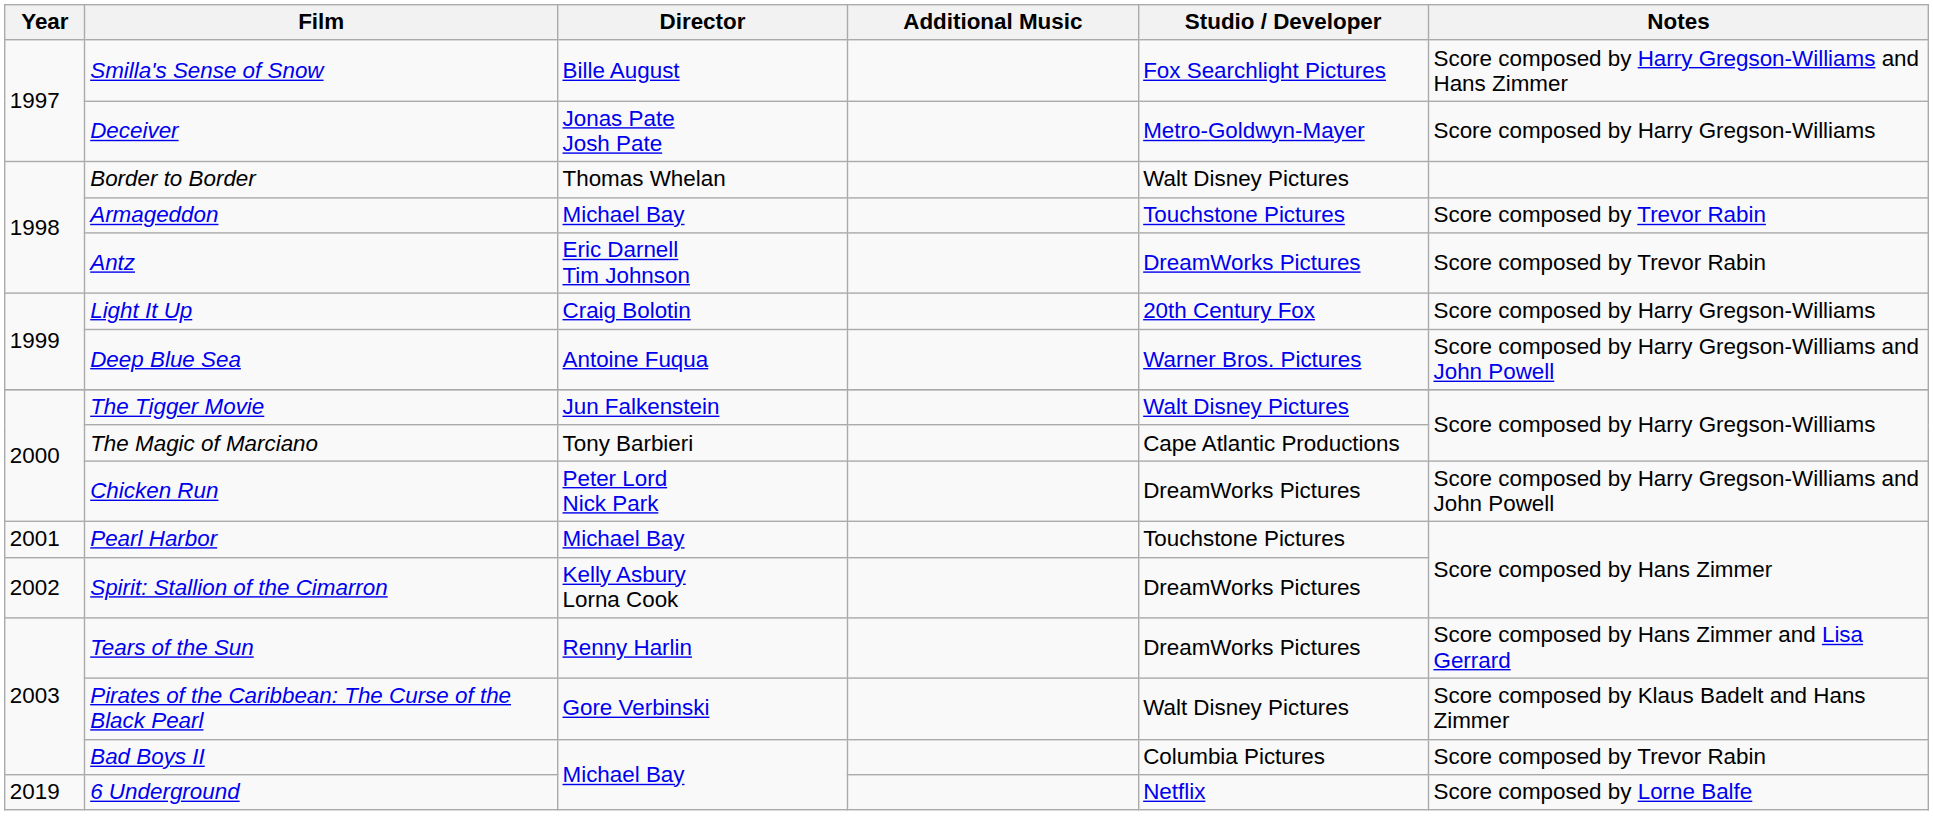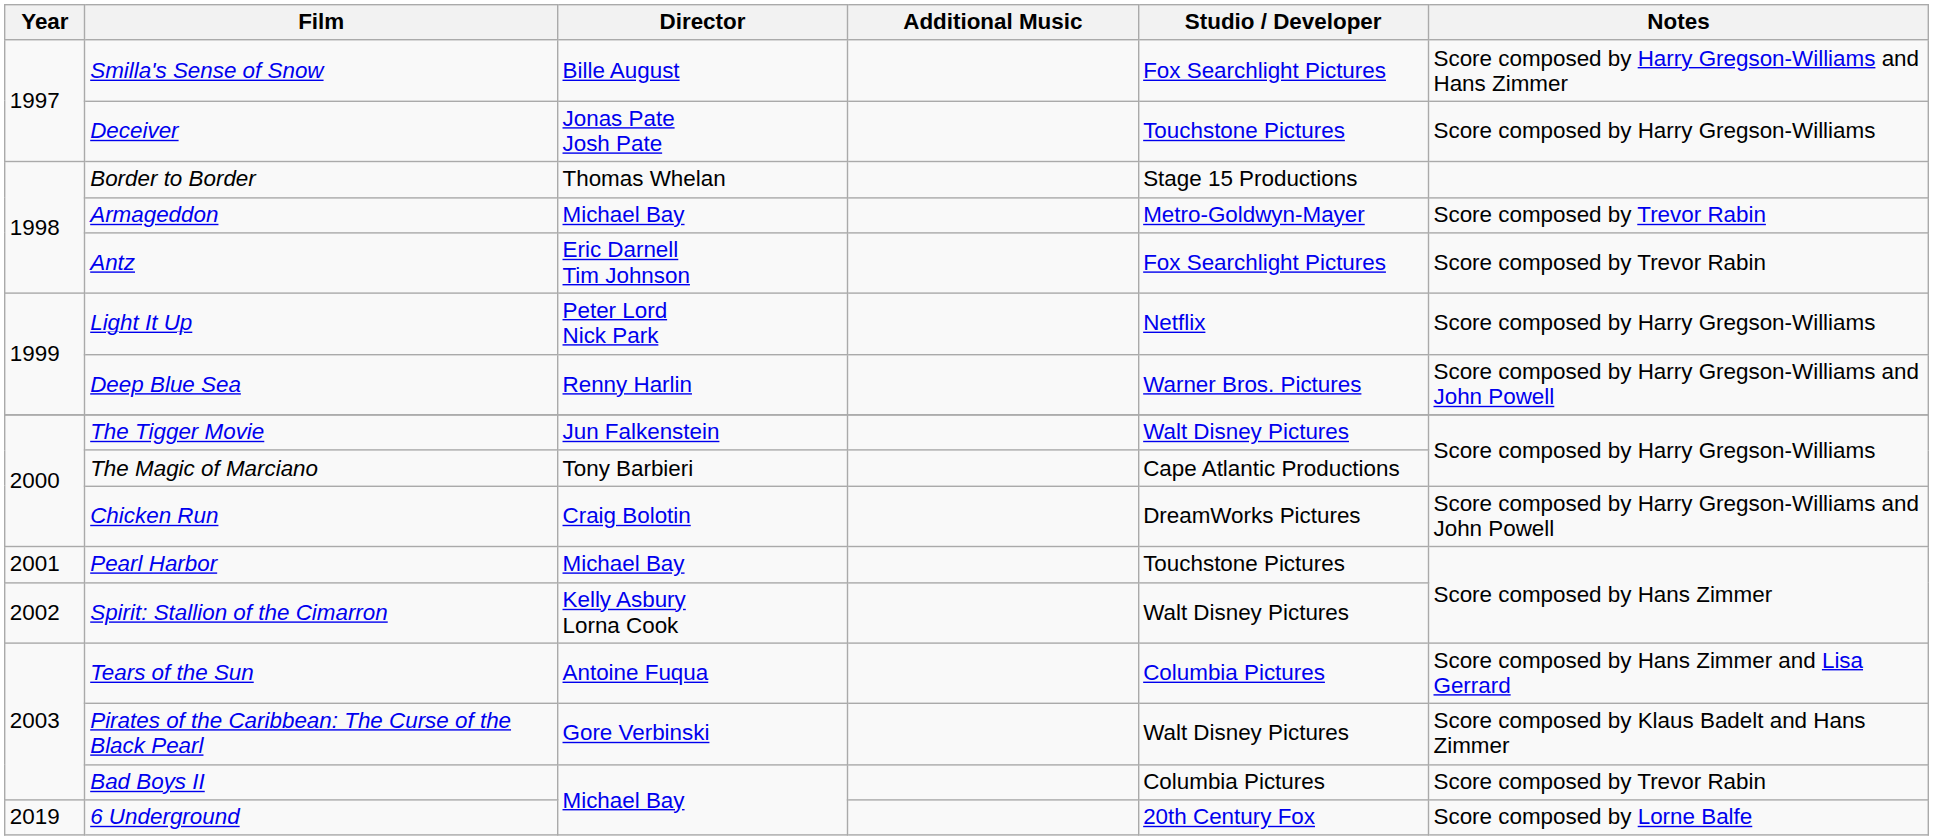(1254, 131) Metro-Goldwyn-Mayer -> (1244, 131) Touchstone Pictures
(1246, 179) Walt Disney Pictures -> (1250, 179) Stage 15 Productions
(1244, 214) Touchstone Pictures -> (1254, 214) Metro-Goldwyn-Mayer
(1252, 262) DreamWorks Pictures -> (1265, 262) Fox Searchlight Pictures
(627, 311) Craig Bolotin -> (615, 323) Peter Lord Nick Park
(1229, 311) 20th Century Fox -> (1174, 323) Netflix
(635, 359) Antoine Fuqua -> (627, 384) Renny Harlin
(615, 490) Peter Lord Nick Park -> (627, 516) Craig Bolotin
(1252, 587) DreamWorks Pictures -> (1246, 612) Walt Disney Pictures
(627, 647) Renny Harlin -> (635, 673) Antoine Fuqua
(1252, 647) DreamWorks Pictures -> (1234, 673) Columbia Pictures
(1174, 792) Netflix -> (1229, 817) 20th Century Fox
